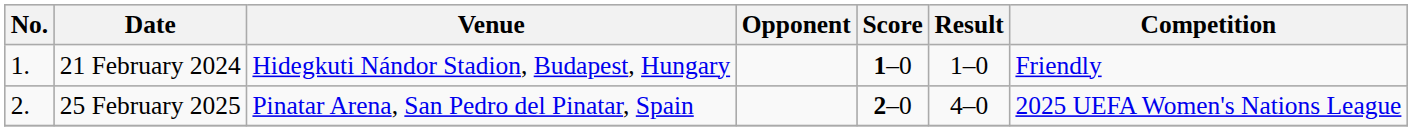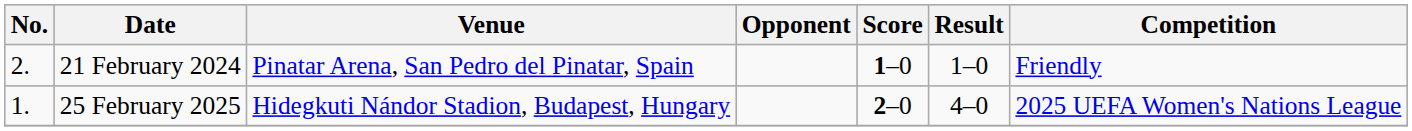(20, 65) 1. -> (20, 65) 2.
(491, 65) Hidegkuti Nándor Stadion, Budapest, Hungary -> (473, 65) Pinatar Arena, San Pedro del Pinatar, Spain
(20, 105) 2. -> (20, 105) 1.
(473, 105) Pinatar Arena, San Pedro del Pinatar, Spain -> (491, 105) Hidegkuti Nándor Stadion, Budapest, Hungary
